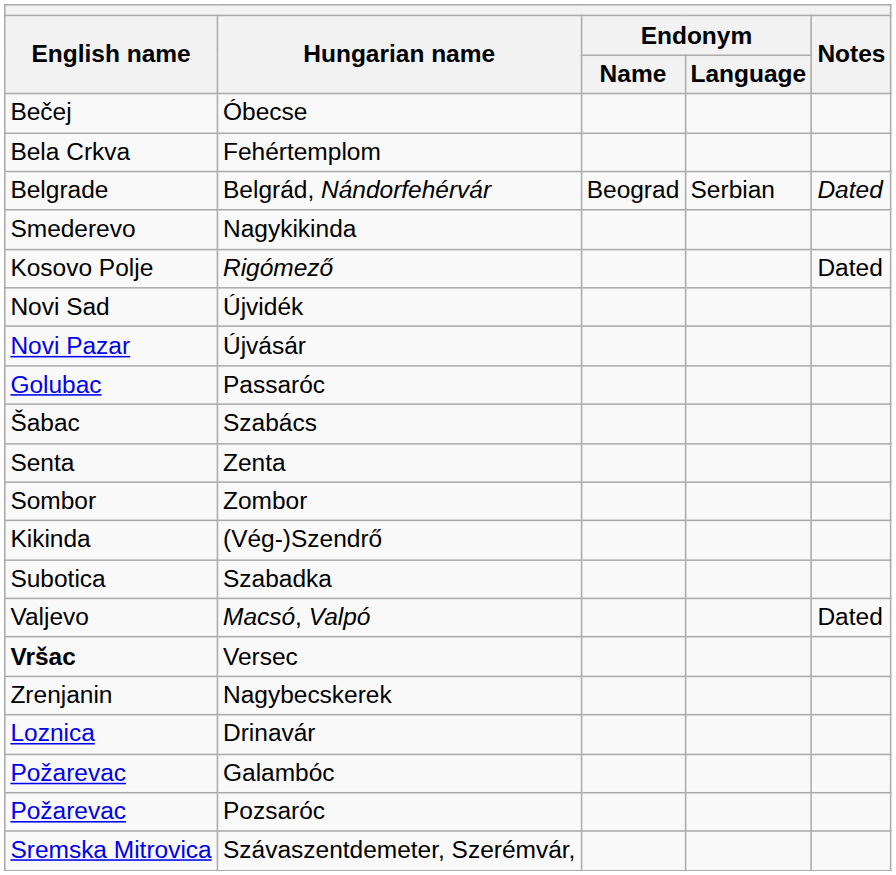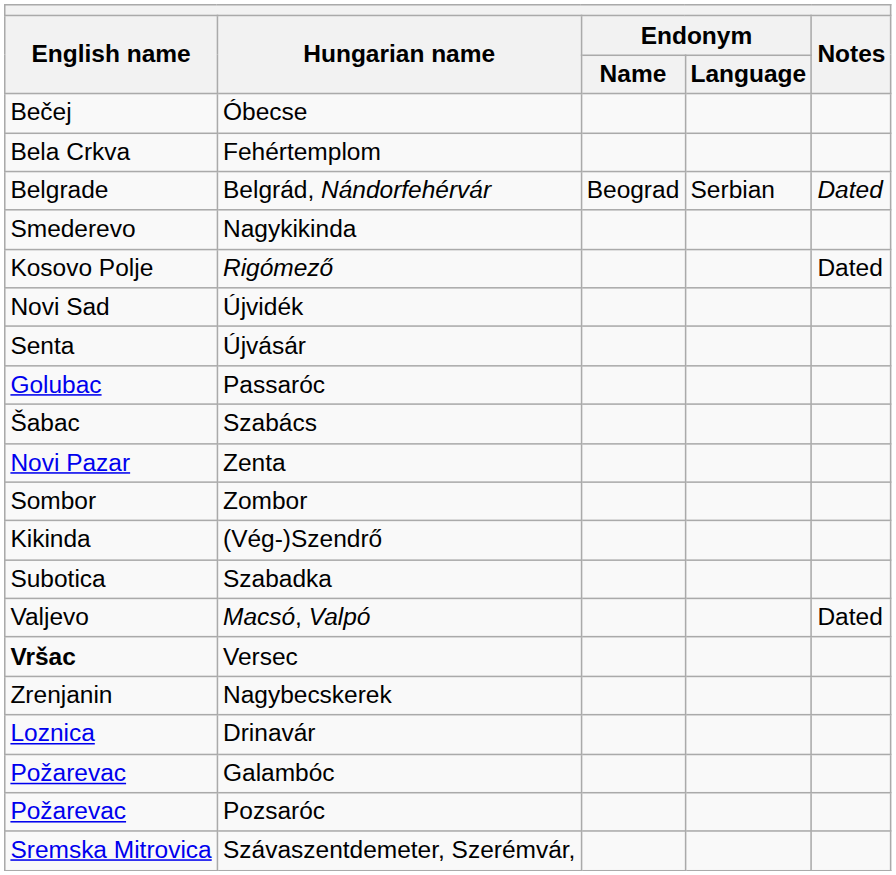(70, 345) Novi Pazar -> (42, 345) Senta
(42, 462) Senta -> (70, 462) Novi Pazar
